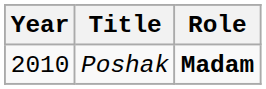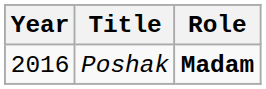(40, 65) 2010 -> (40, 65) 2016
